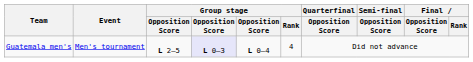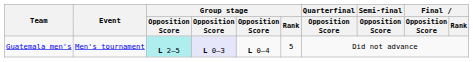(169, 50) no background -> (169, 50) paleturquoise background
(291, 46) 4 -> (291, 46) 5
